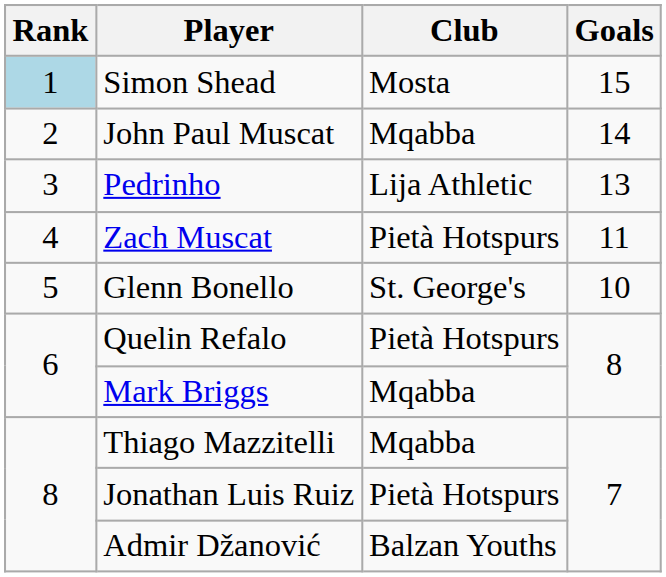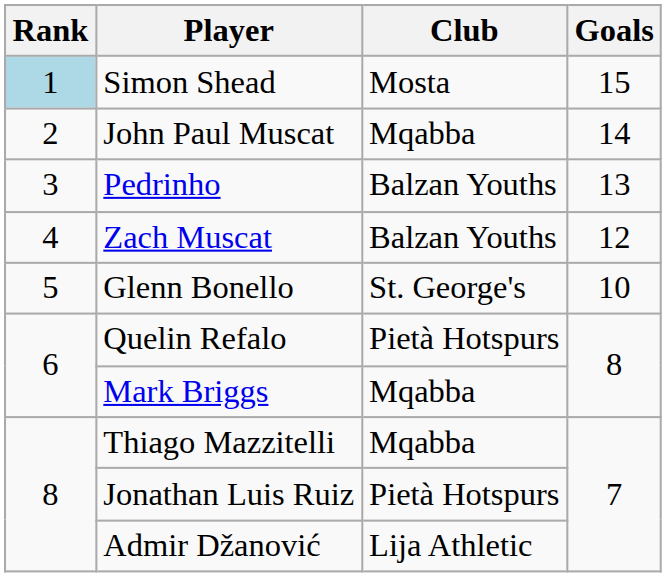(451, 184) Lija Athletic -> (463, 184) Balzan Youths
(464, 236) Pietà Hotspurs -> (463, 236) Balzan Youths
(614, 236) 11 -> (614, 236) 12
(463, 545) Balzan Youths -> (451, 545) Lija Athletic
